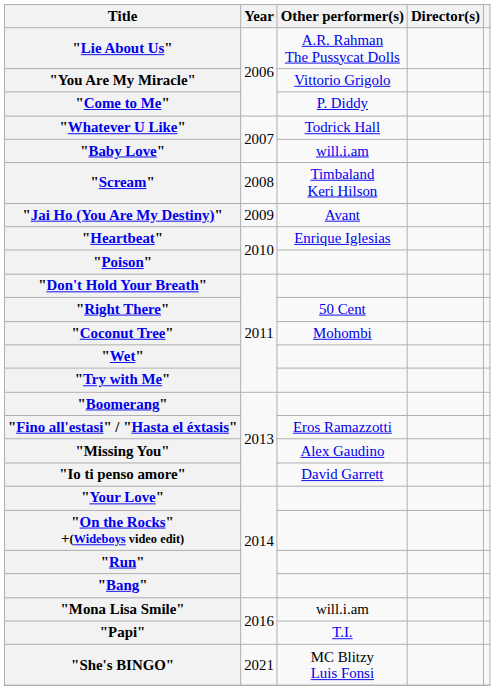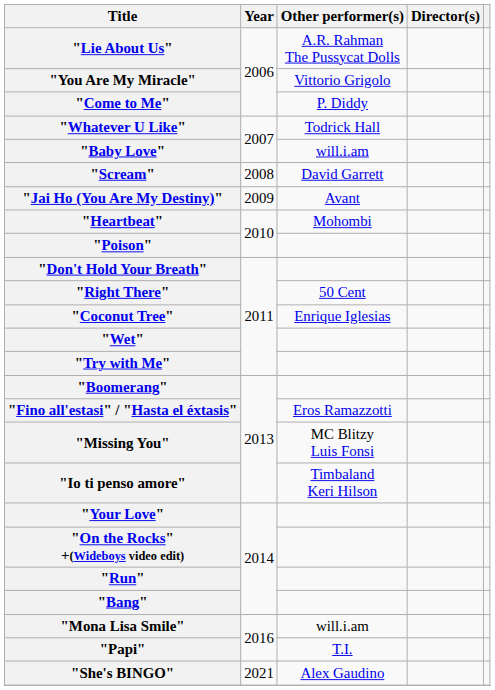(342, 183) Timbaland Keri Hilson -> (342, 174) David Garrett
(342, 238) Enrique Iglesias -> (342, 221) Mohombi
(342, 332) Mohombi -> (342, 316) Enrique Iglesias
(342, 450) Alex Gaudino -> (342, 442) MC Blitzy Luis Fonsi
(342, 474) David Garrett -> (342, 482) Timbaland Keri Hilson
(342, 664) MC Blitzy Luis Fonsi -> (342, 673) Alex Gaudino
